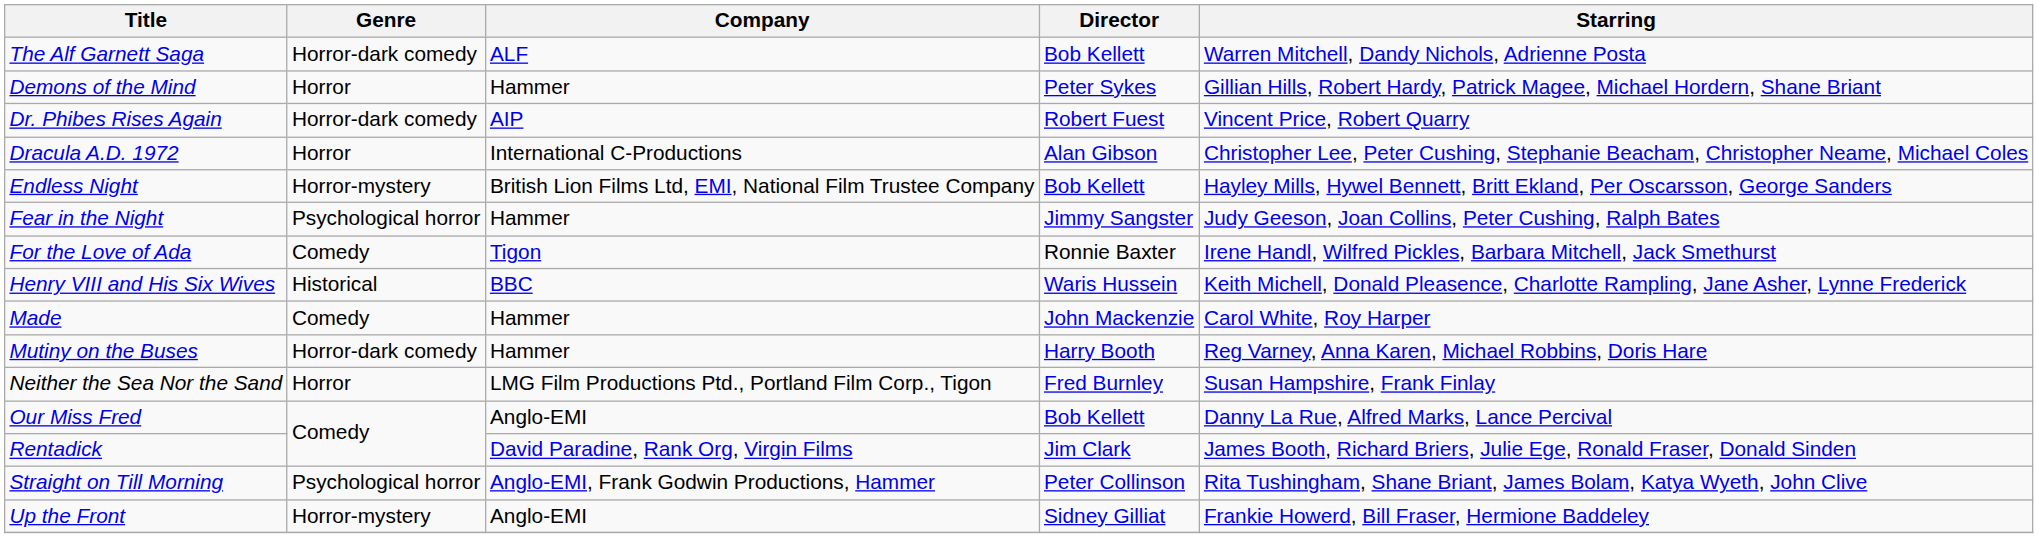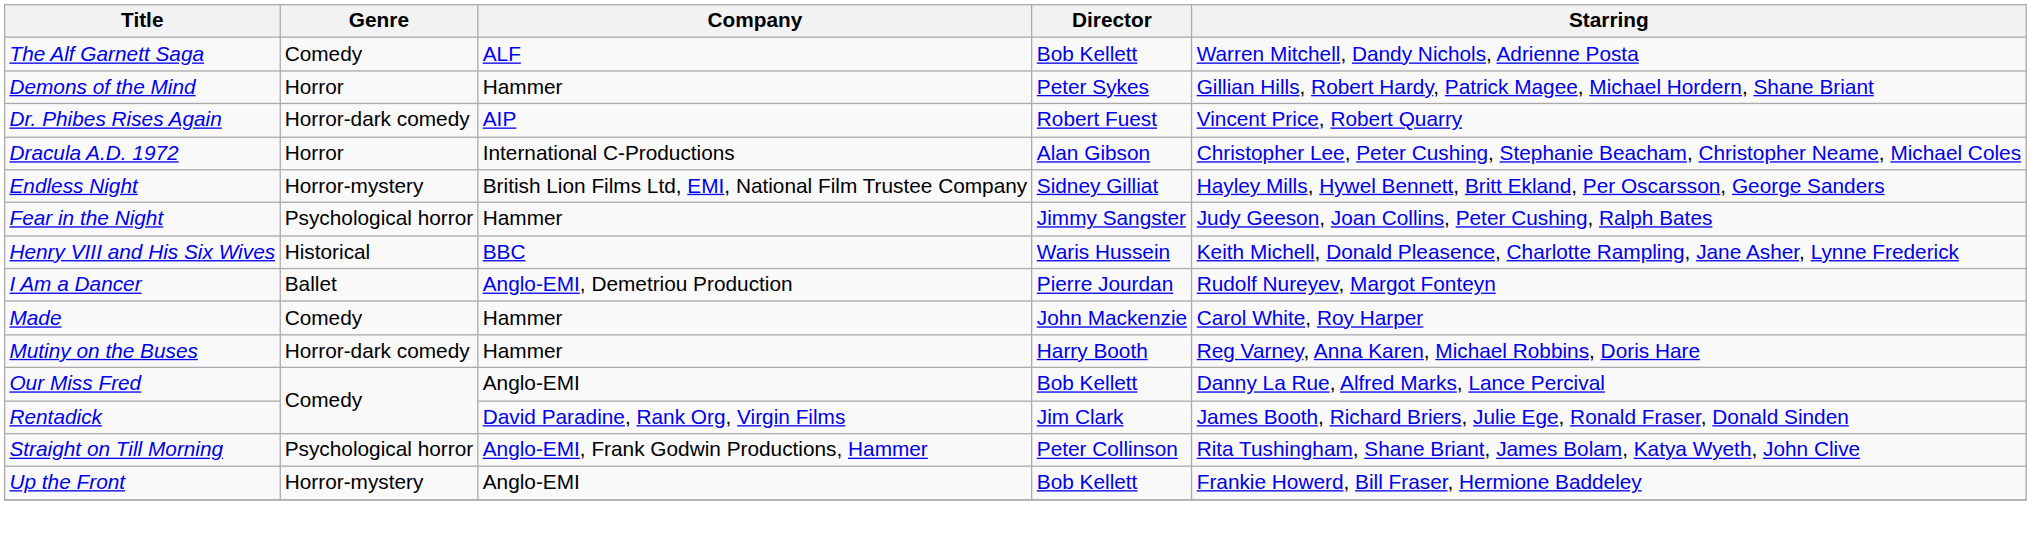(384, 53) Horror-dark comedy -> (323, 53) Comedy
(1094, 185) Bob Kellett -> (1097, 185) Sidney Gilliat
- row: (100, 251)
+ row: (76, 284)
- row: (146, 383)
(1105, 515) Sidney Gilliat -> (1087, 482) Bob Kellett
